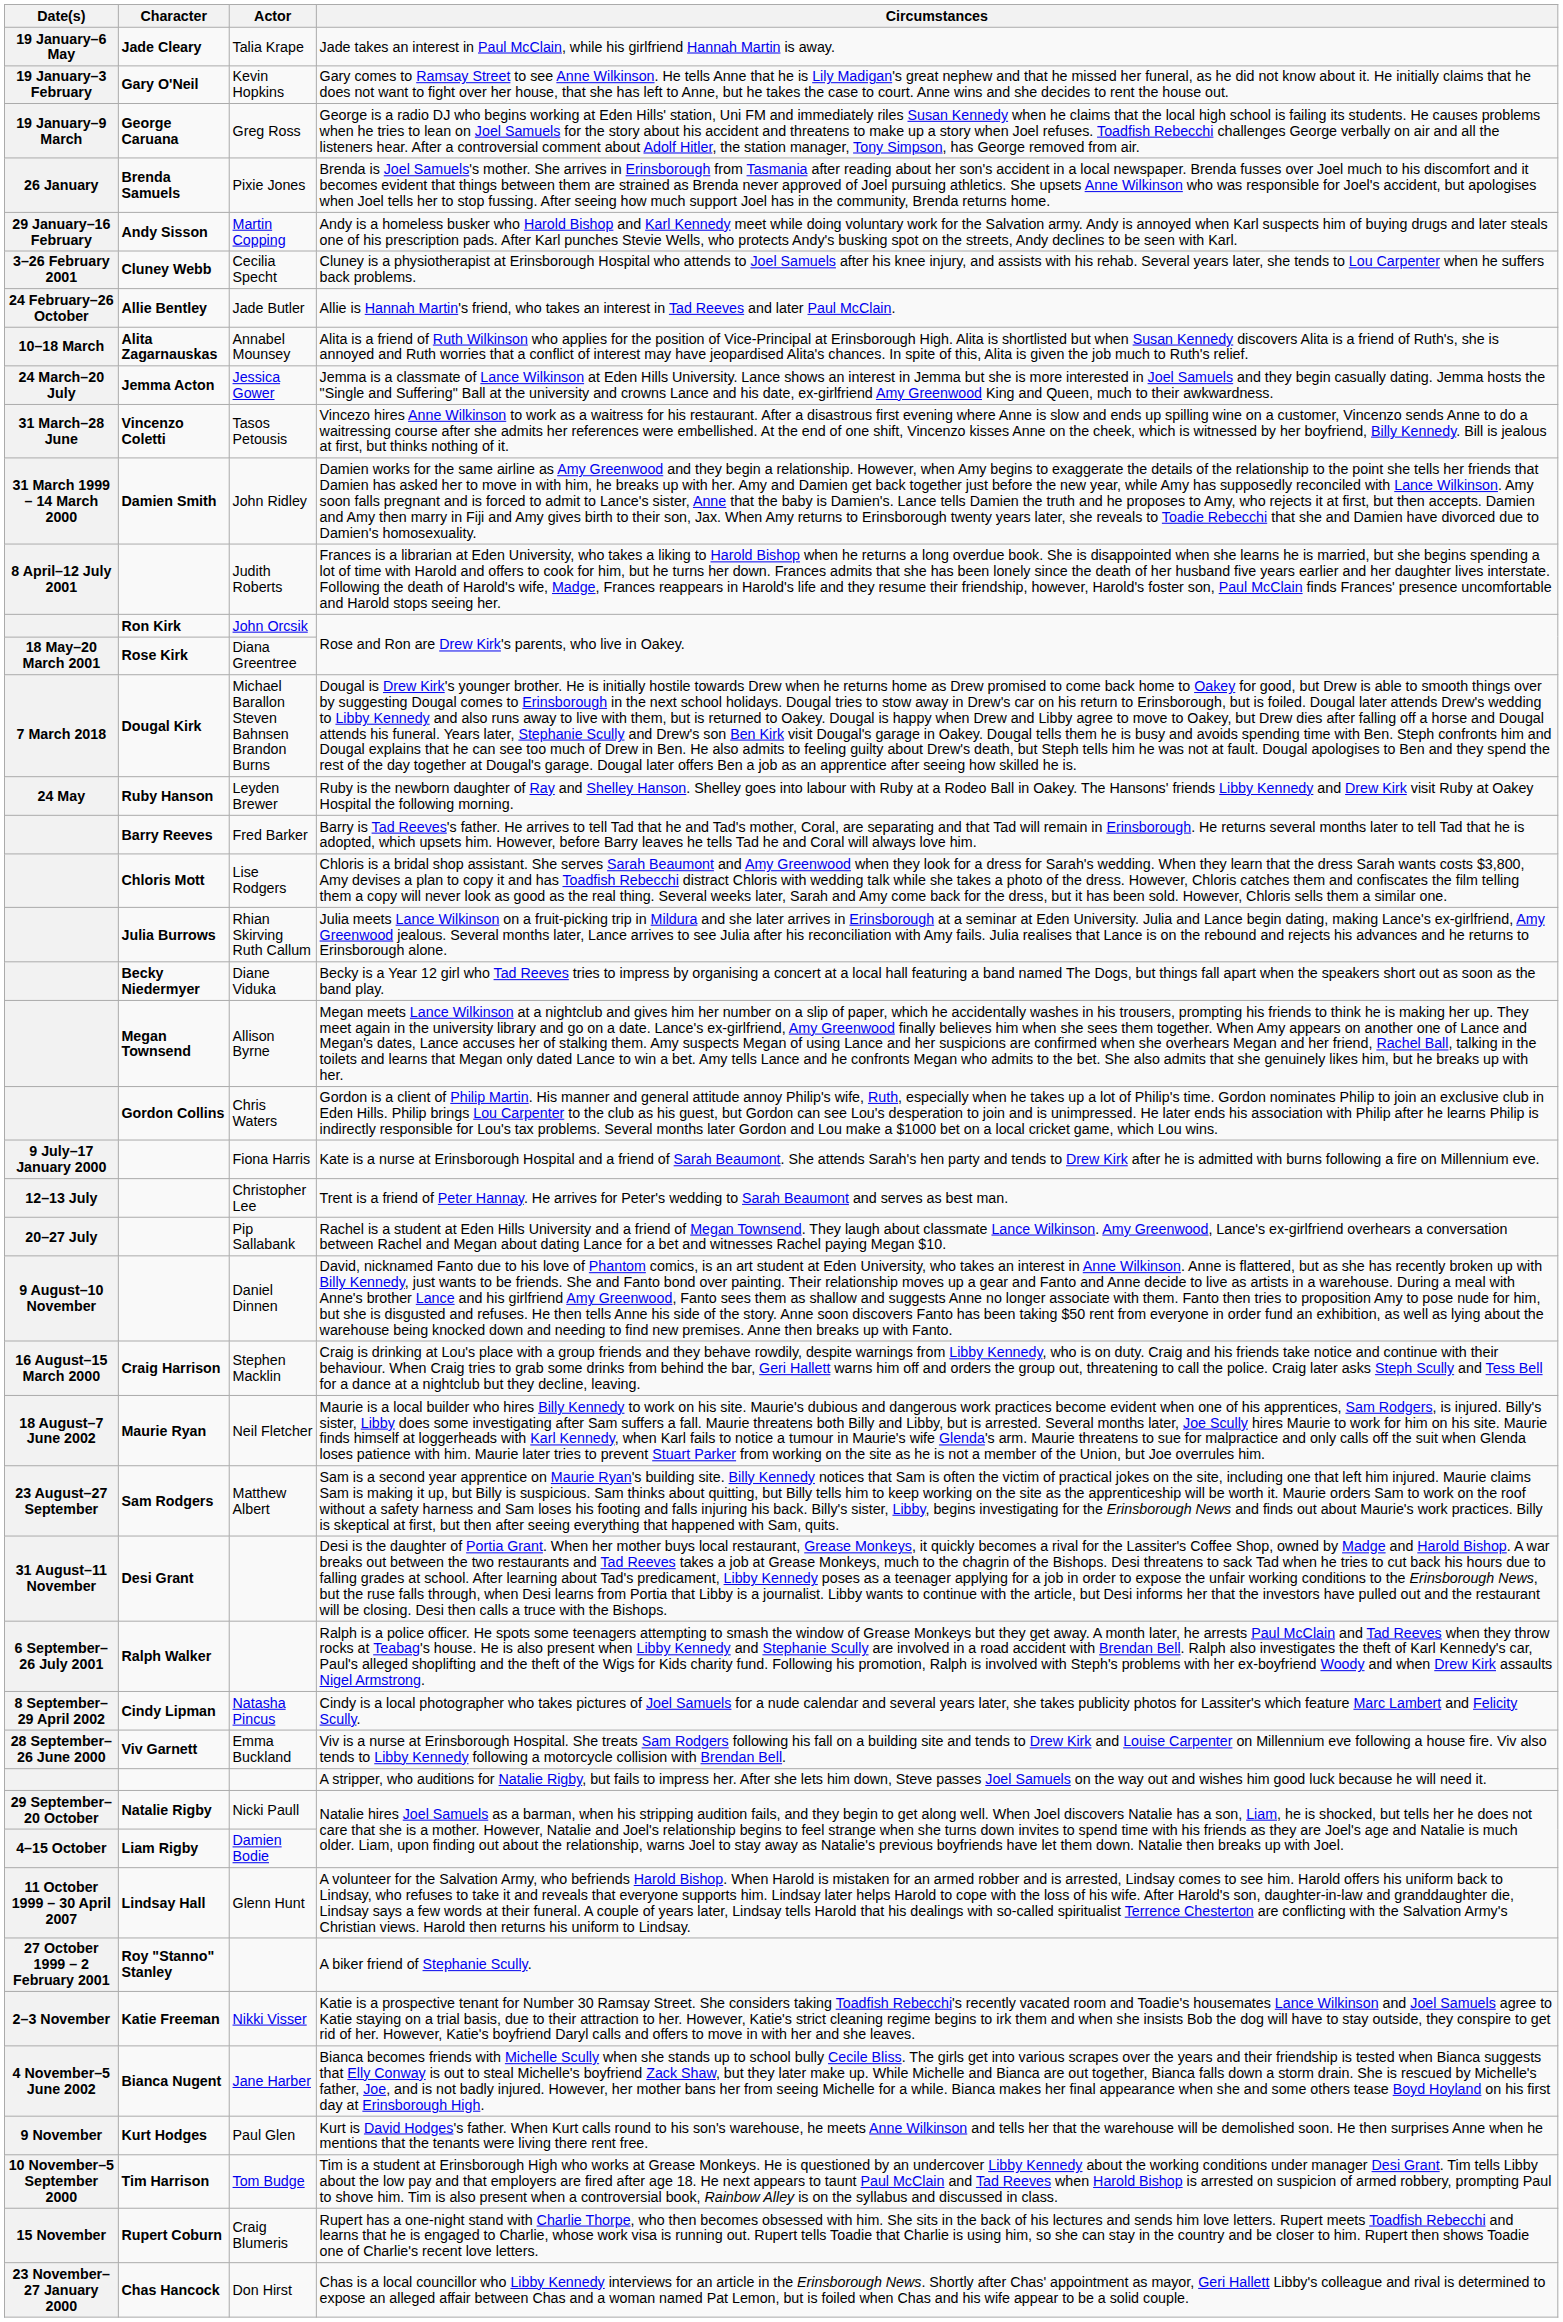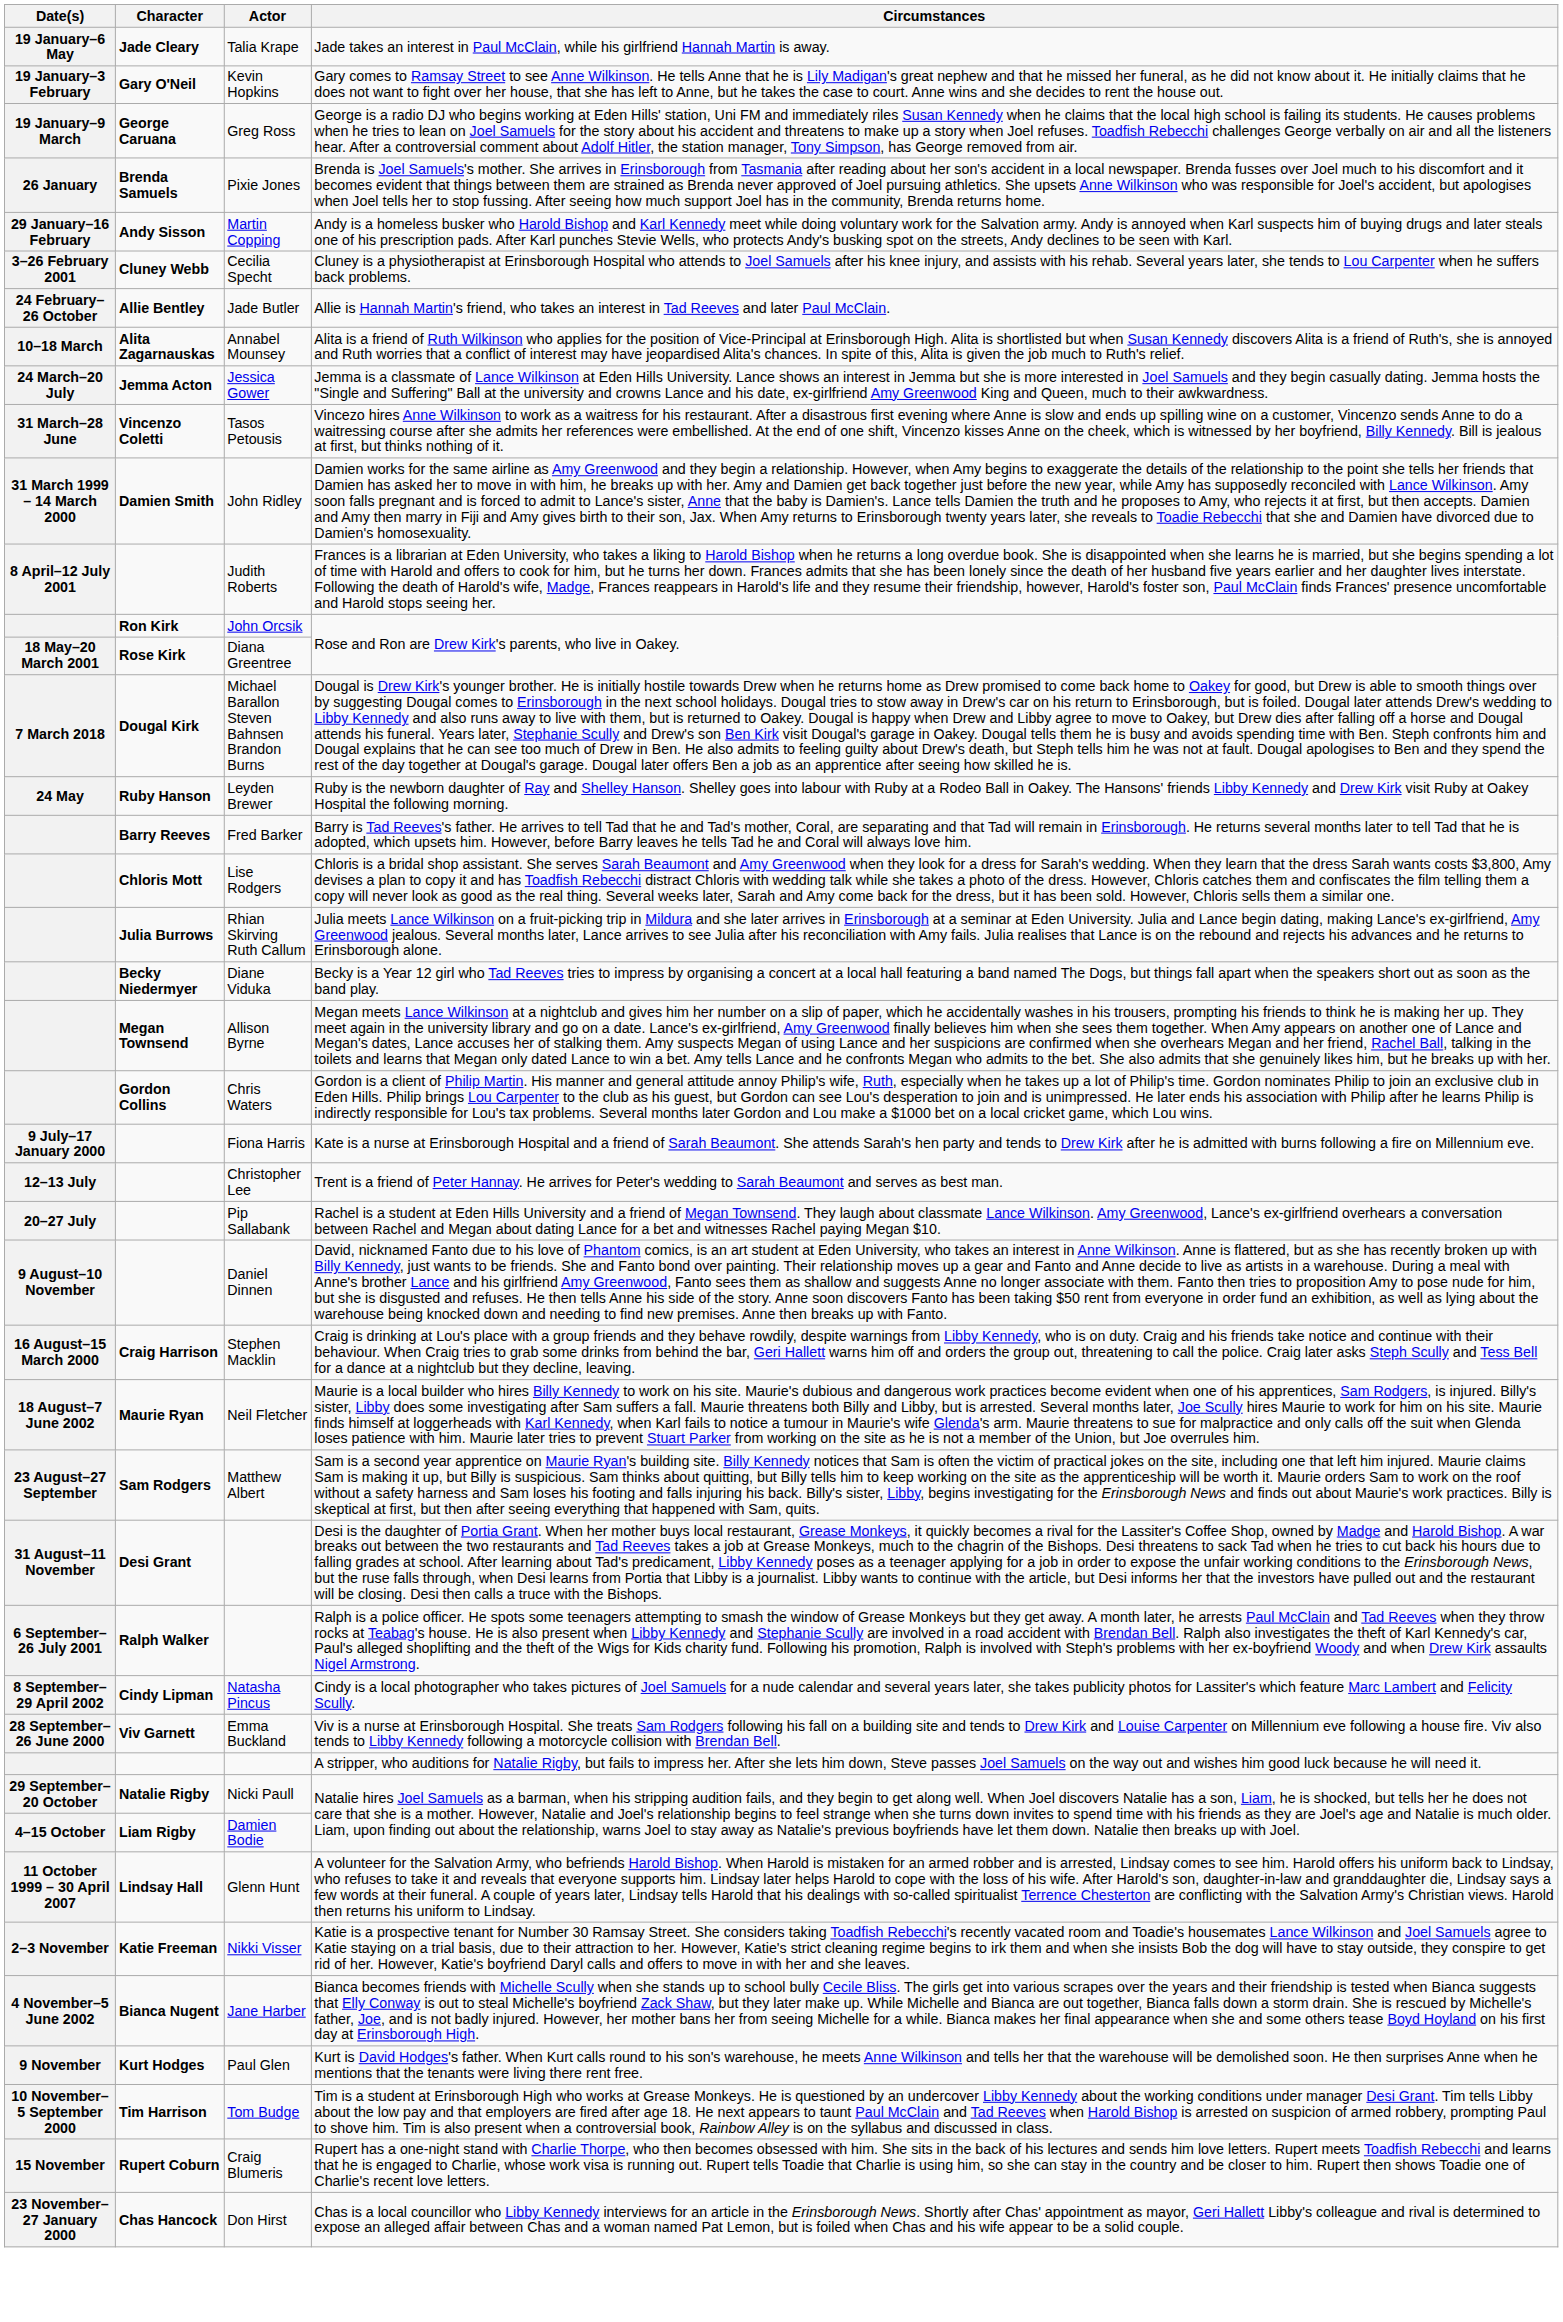- row: (273, 1965)
